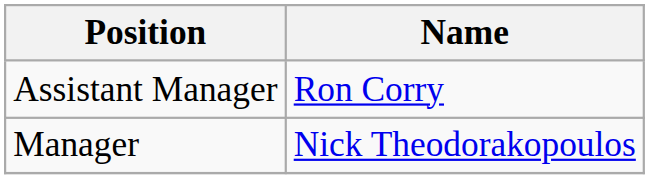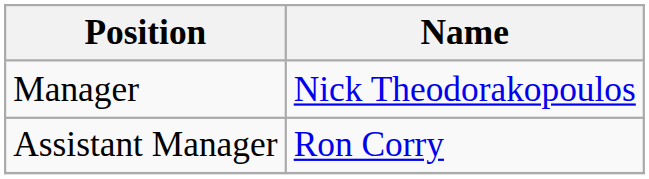rows swapped: (76, 144) <-> (145, 88)
